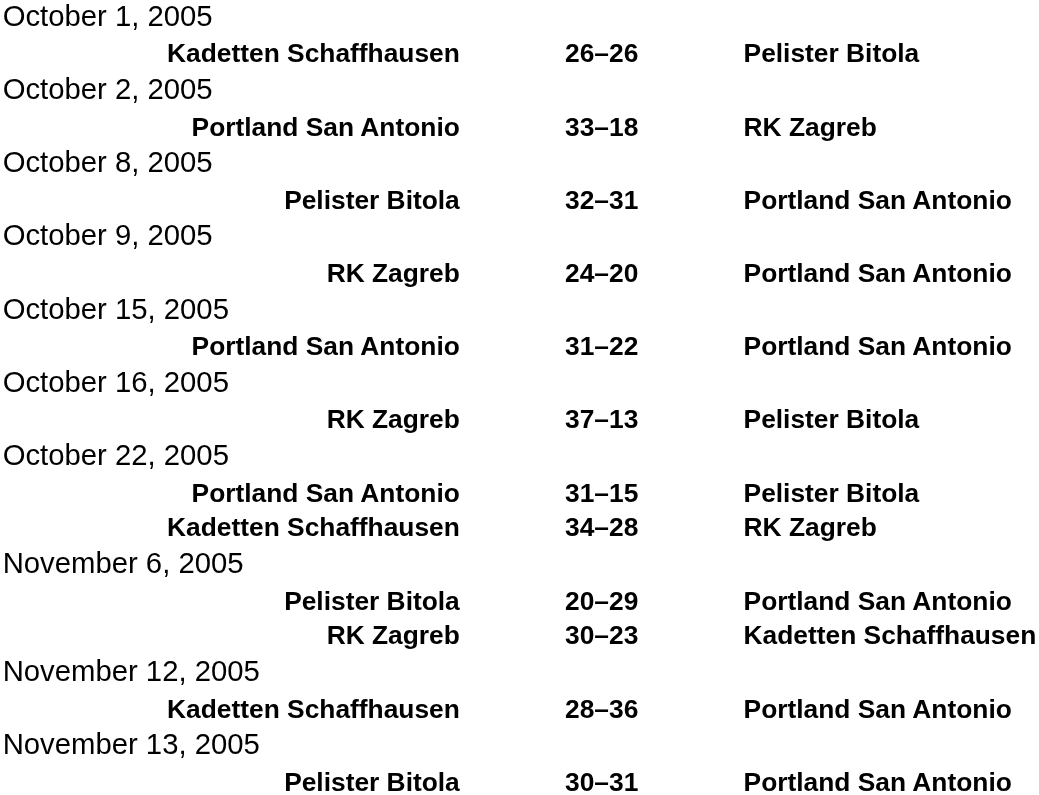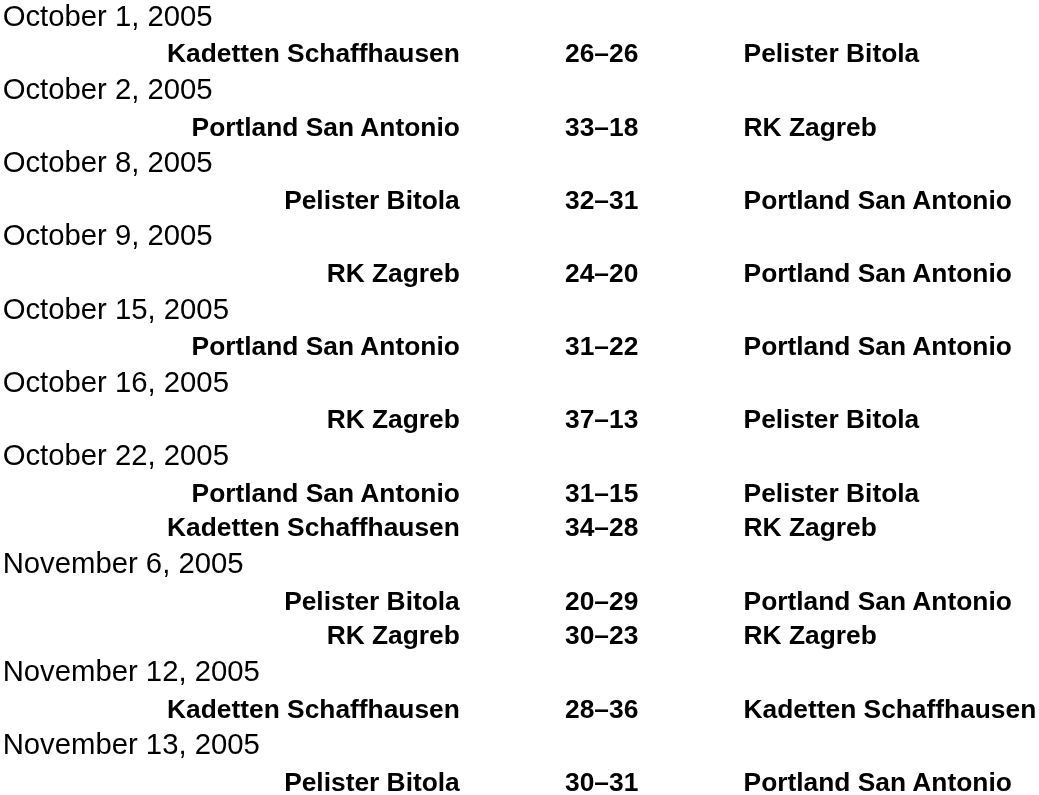(890, 635) Kadetten Schaffhausen -> (810, 635) RK Zagreb
(878, 708) Portland San Antonio -> (890, 708) Kadetten Schaffhausen
